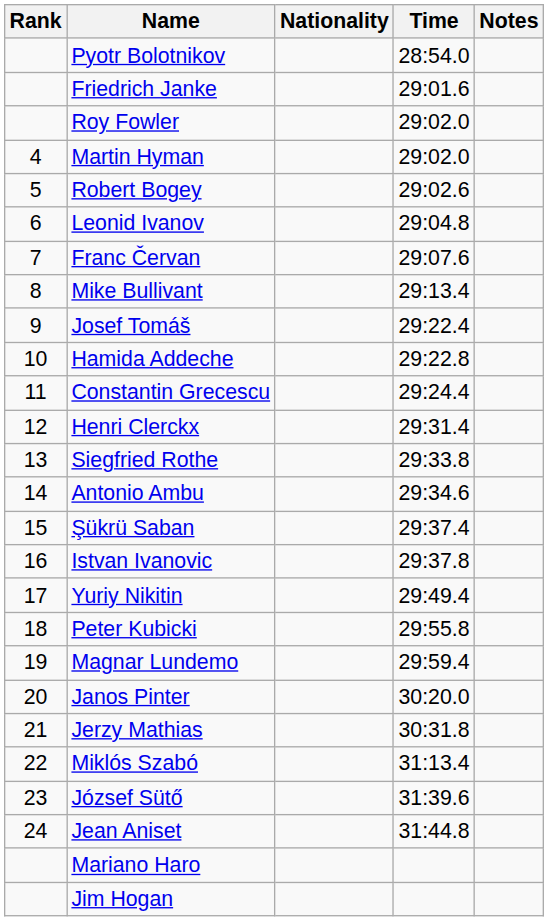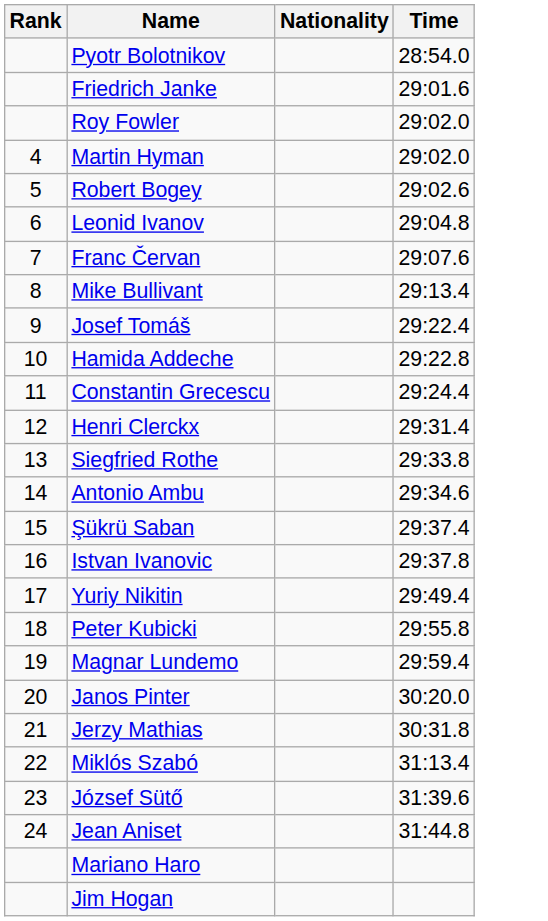- column: (509, 21)
